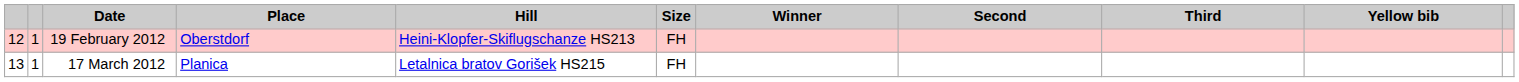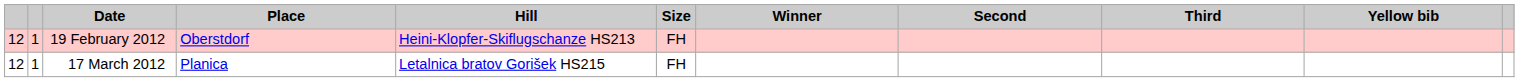(16, 63) 13 -> (16, 63) 12
